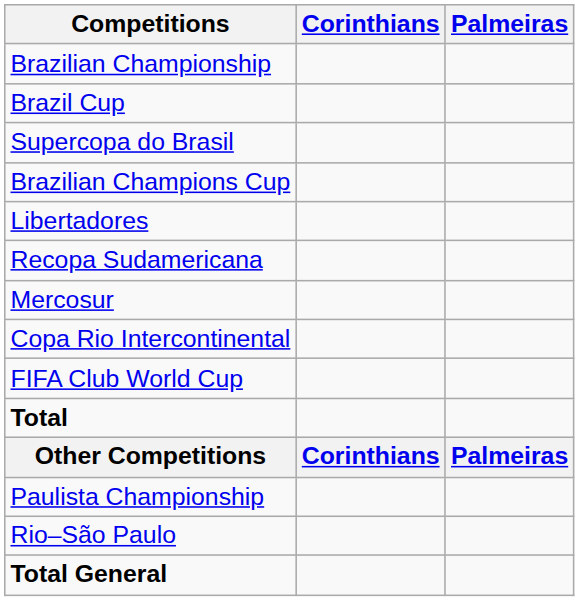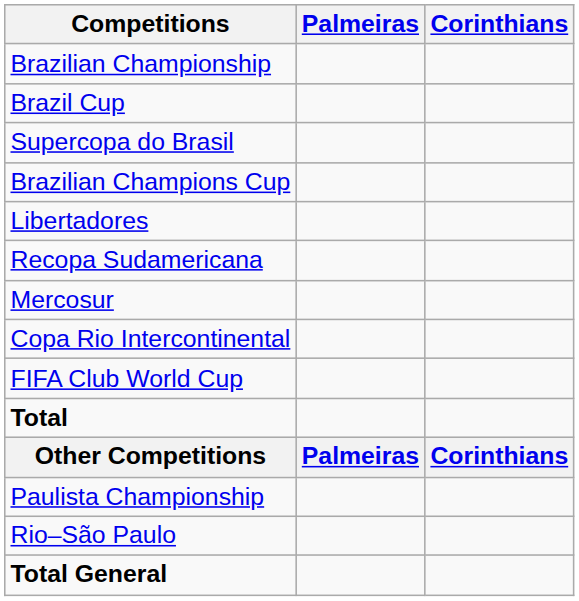columns swapped: (371, 24) <-> (510, 24)
